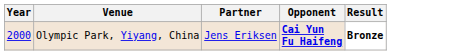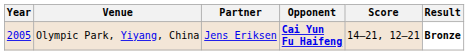+ column: (383, 13)
(19, 35) 2000 -> (19, 35) 2005
